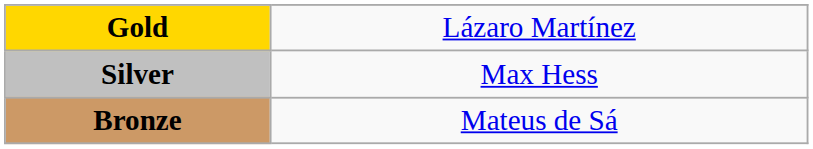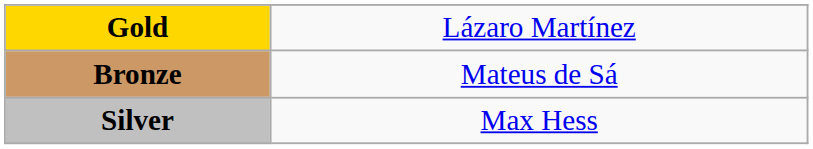rows swapped: (138, 73) <-> (138, 119)
